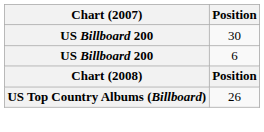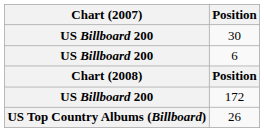+ row: (234, 96)
